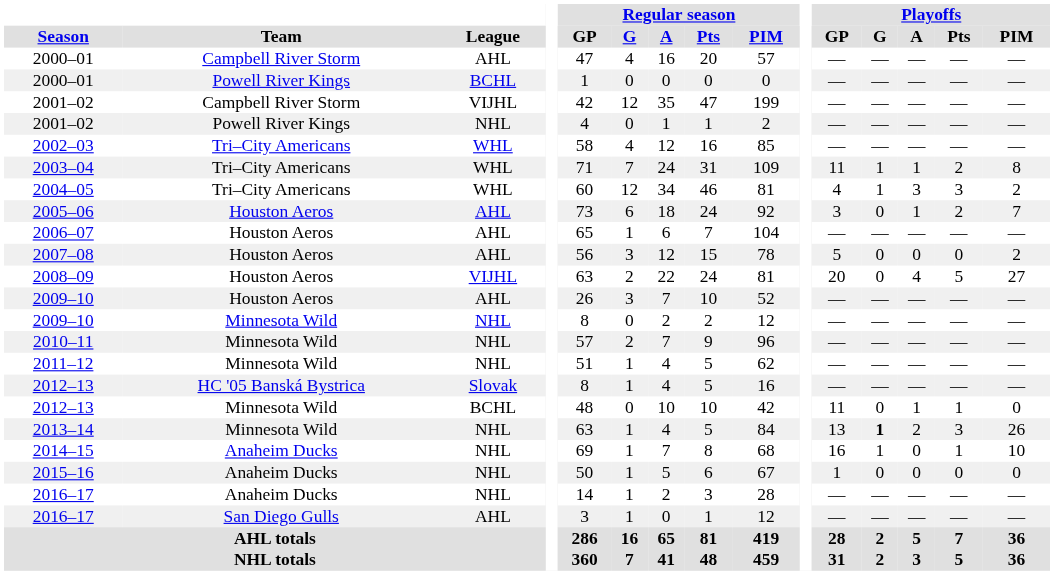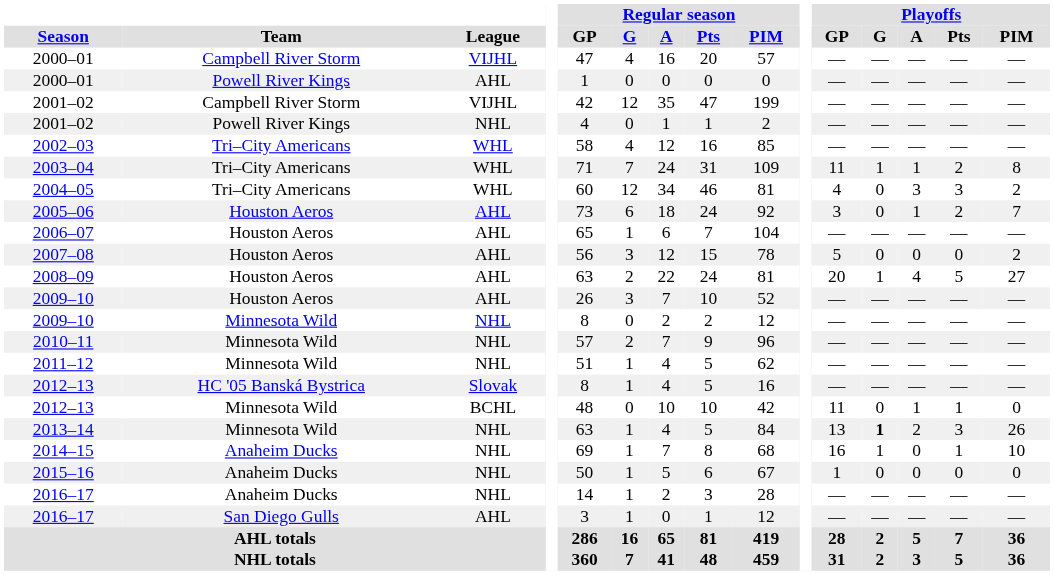(493, 58) AHL -> (493, 58) VIJHL
(493, 80) BCHL -> (493, 80) AHL
(880, 189) 1 -> (880, 189) 0
(493, 276) VIJHL -> (493, 276) AHL
(880, 276) 0 -> (880, 276) 1
